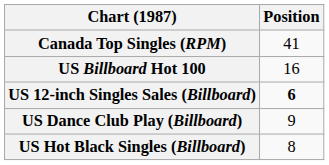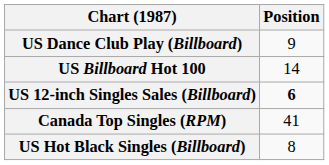rows swapped: (132, 43) <-> (132, 120)
(291, 69) 16 -> (291, 69) 14
